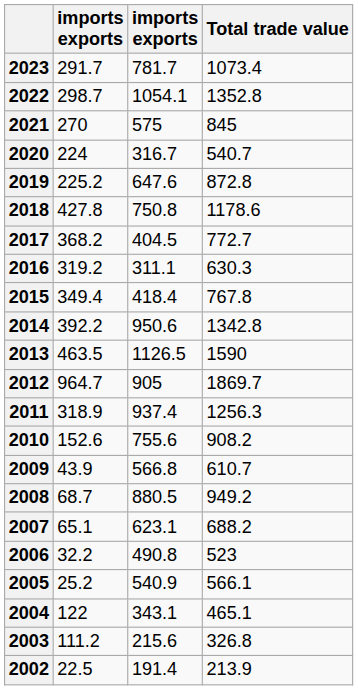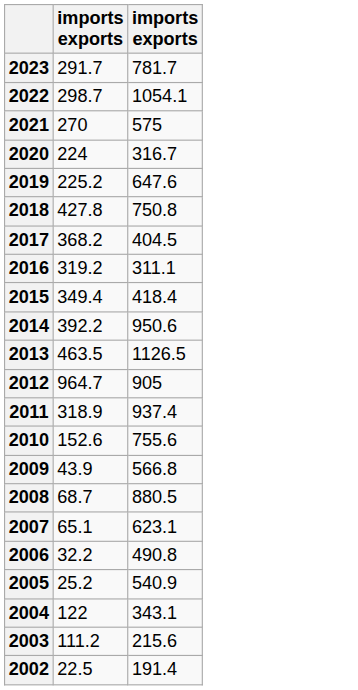- column: (278, 29)
